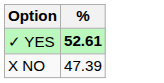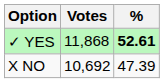+ column: (87, 16)
